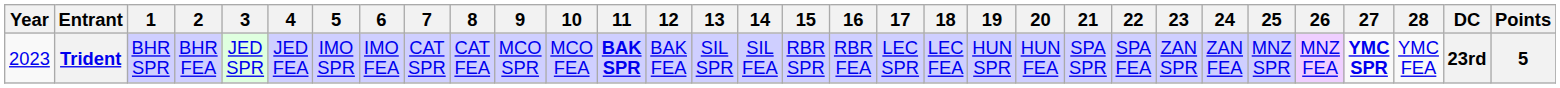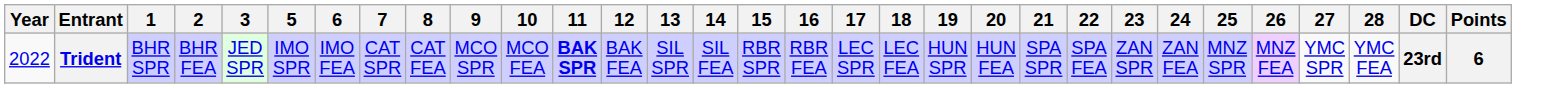- column: (291, 19)
(29, 58) 2023 -> (29, 58) 2022
(1369, 58) bold -> (1325, 58) normal
(1523, 58) 5 -> (1479, 58) 6
